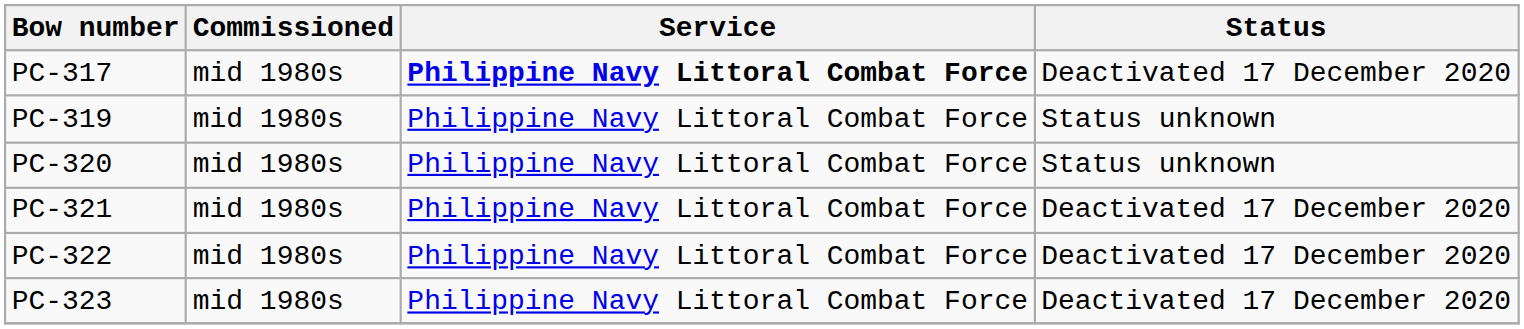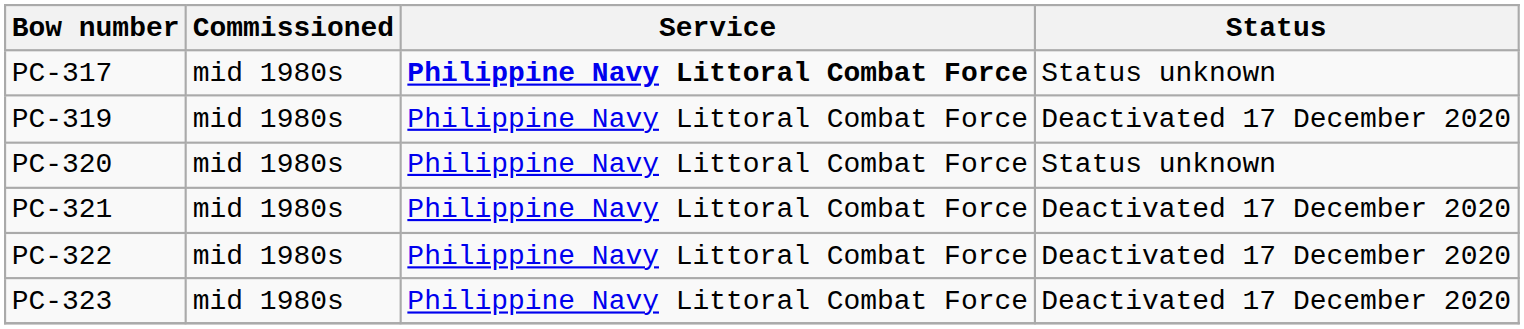(1276, 73) Deactivated 17 December 2020 -> (1159, 73) Status unknown
(1159, 119) Status unknown -> (1276, 119) Deactivated 17 December 2020
